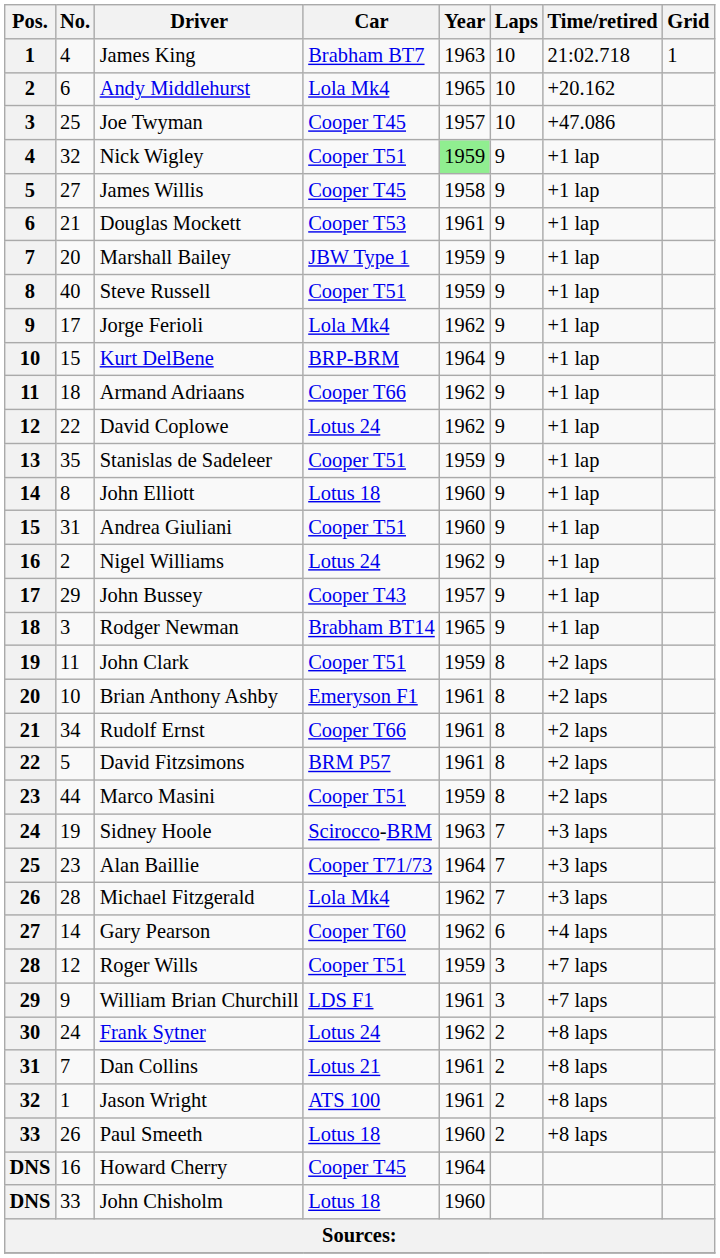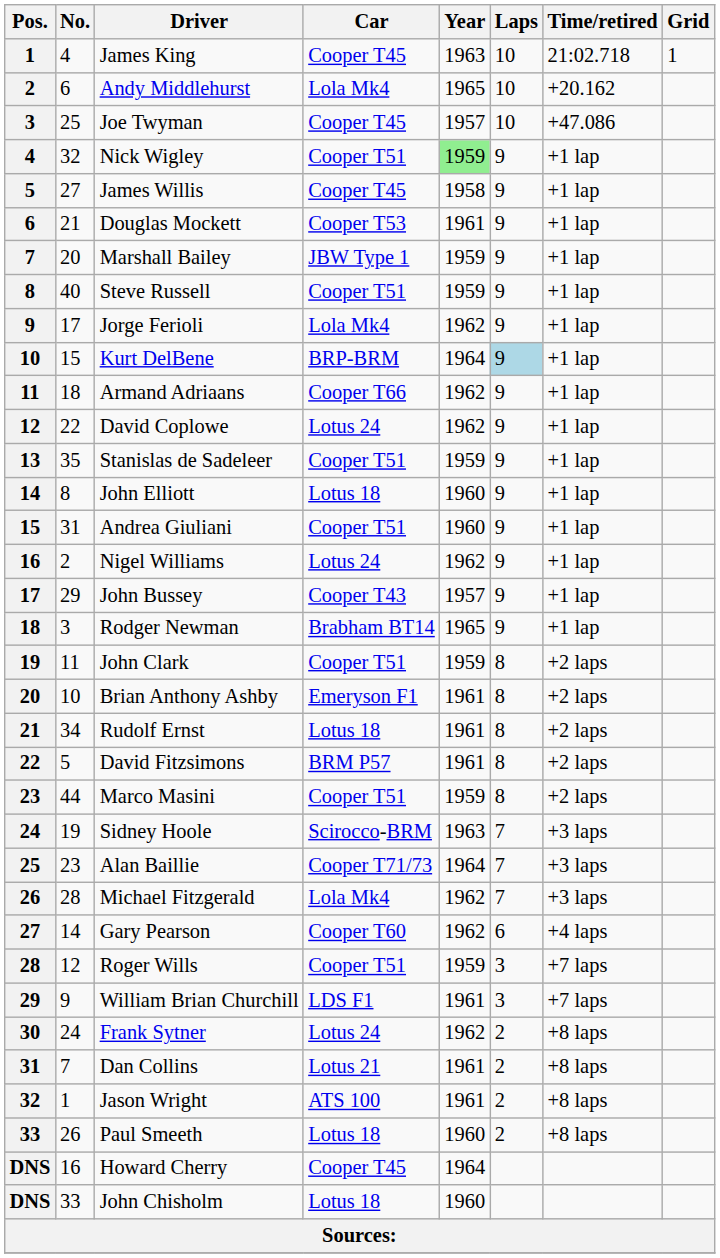(366, 55) Brabham BT7 -> (357, 55) Cooper T45
(500, 359) no background -> (500, 359) lightblue background
(357, 729) Cooper T66 -> (344, 729) Lotus 18
